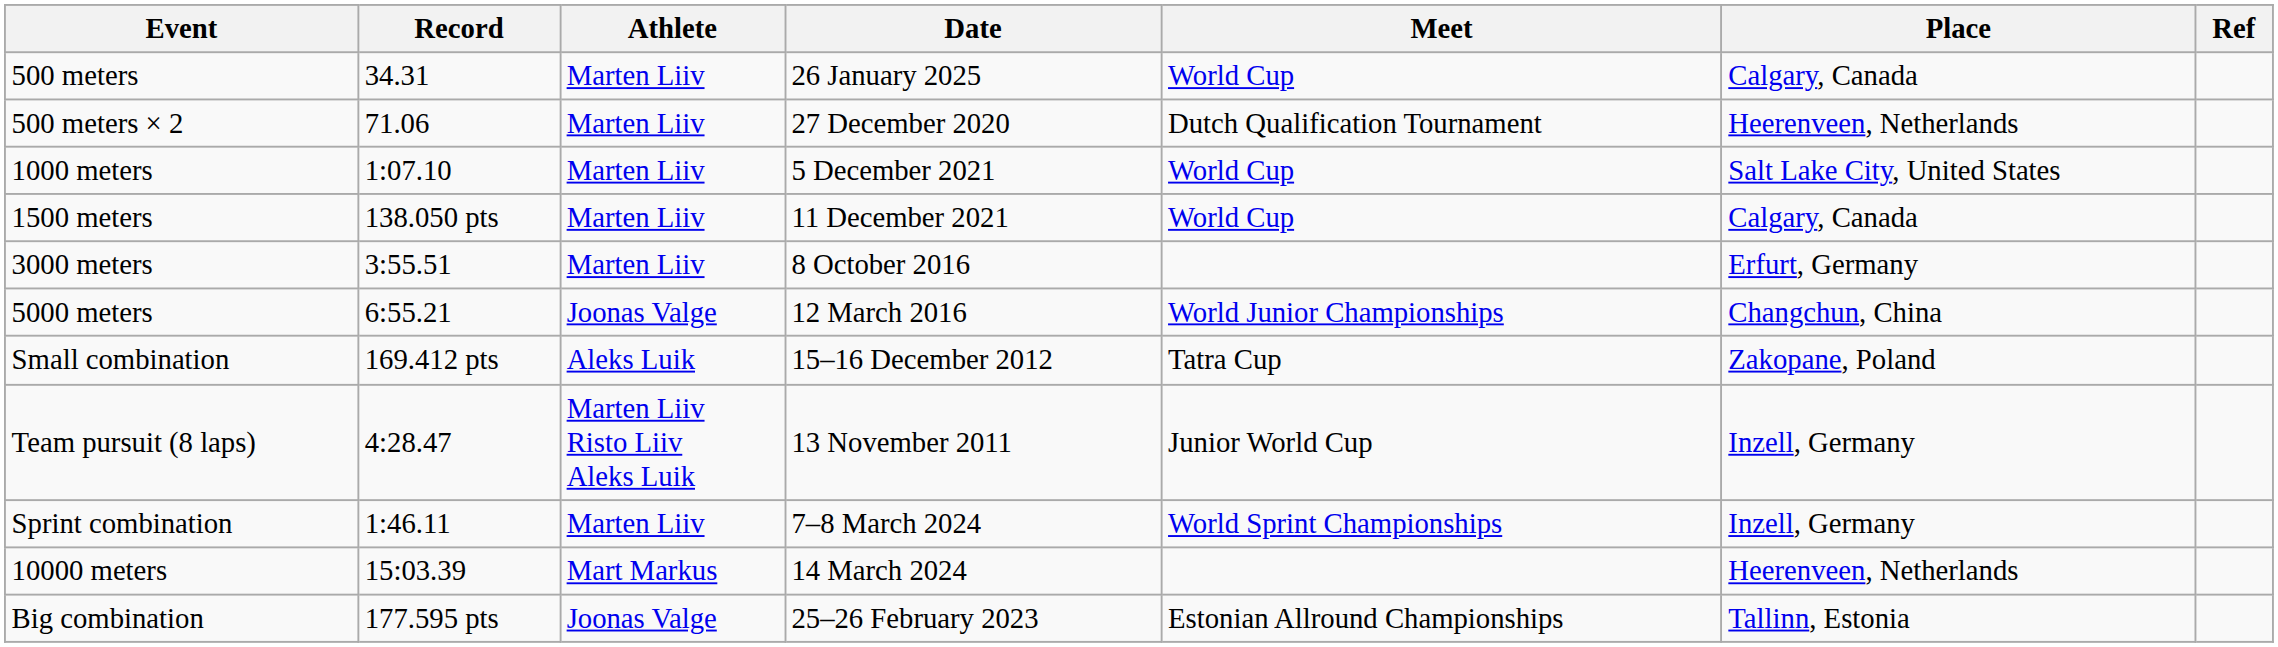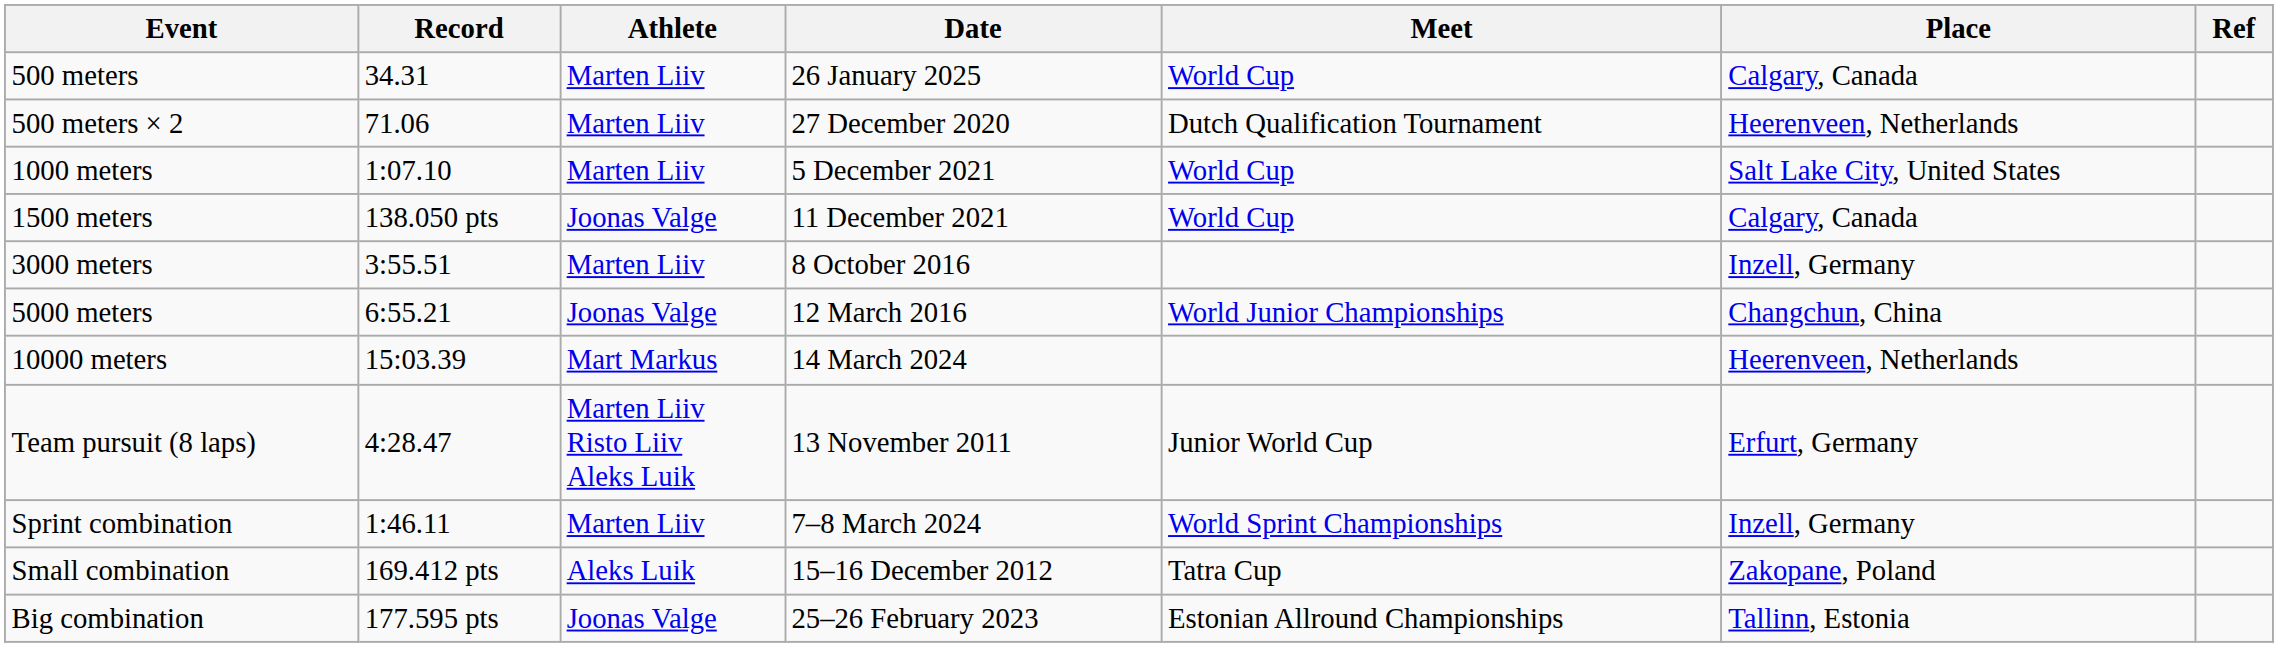(636, 217) Marten Liiv -> (642, 217) Joonas Valge
(1823, 265) Erfurt, Germany -> (1822, 265) Inzell, Germany
rows swapped: (89, 570) <-> (120, 359)
(1822, 441) Inzell, Germany -> (1823, 441) Erfurt, Germany
